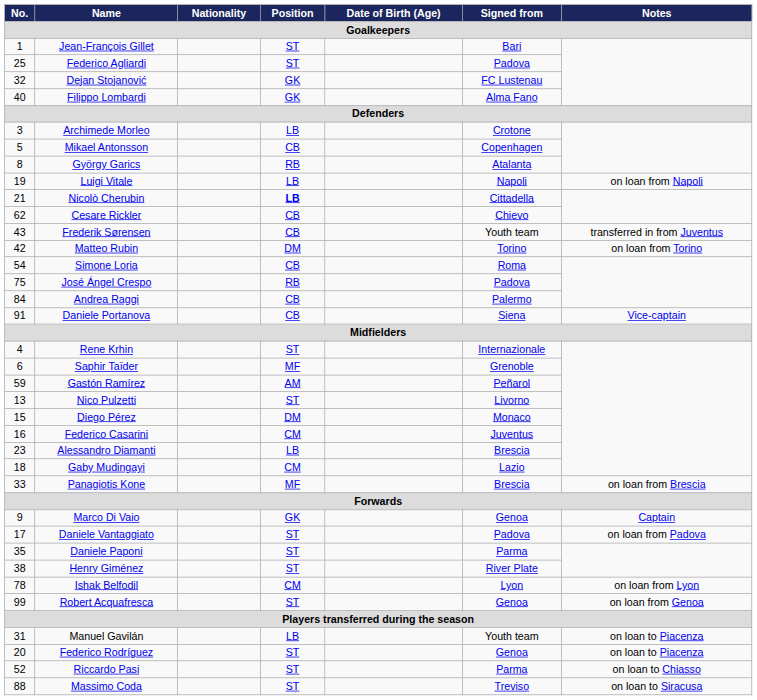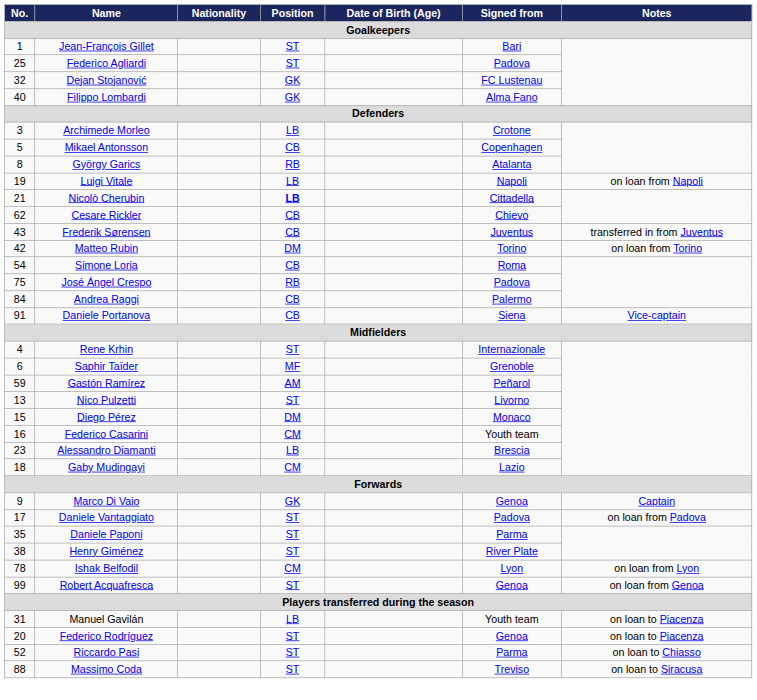(512, 232) Youth team -> (512, 232) Juventus
(512, 434) Juventus -> (512, 434) Youth team
- row: (106, 485)
